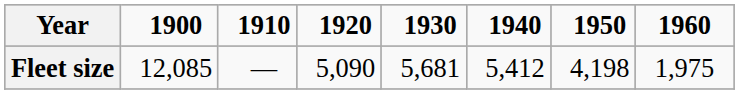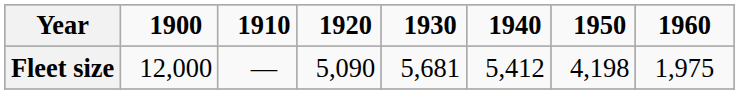(169, 67) 12,085 -> (169, 67) 12,000
